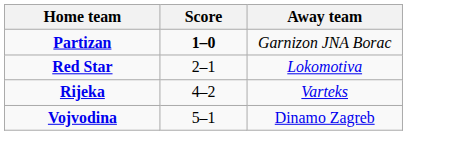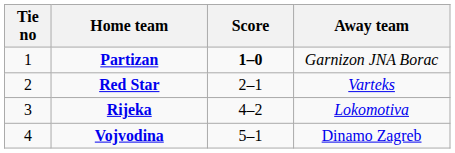+ column: (28, 25)
(325, 67) Lokomotiva -> (372, 85) Varteks
(325, 92) Varteks -> (372, 110) Lokomotiva
